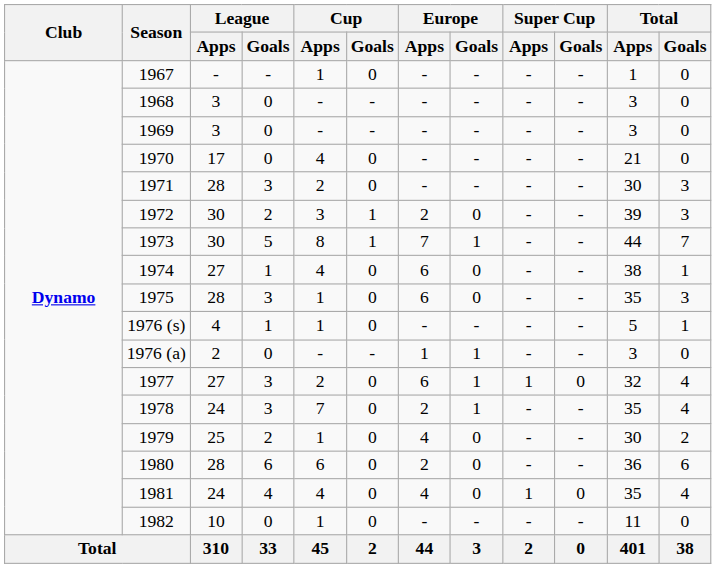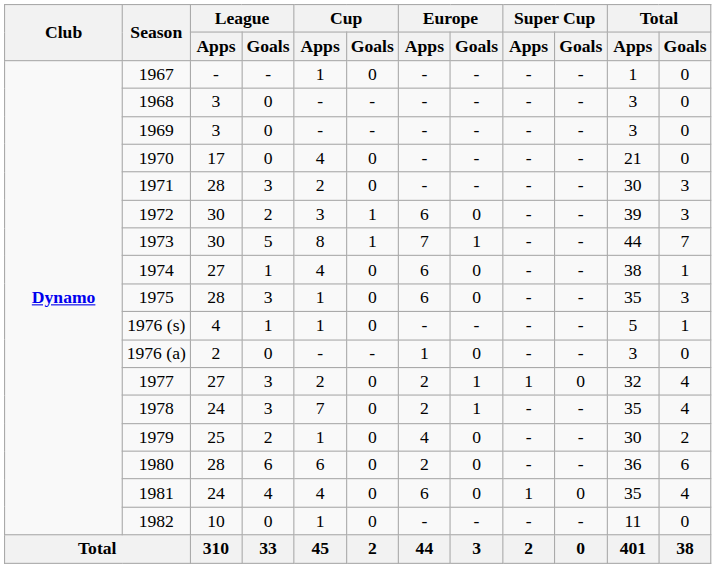(424, 213) 2 -> (424, 213) 6
(477, 353) 1 -> (477, 353) 0
(424, 381) 6 -> (424, 381) 2
(424, 492) 4 -> (424, 492) 6
